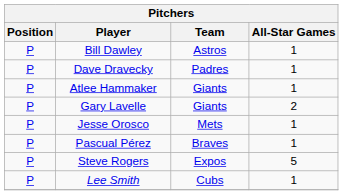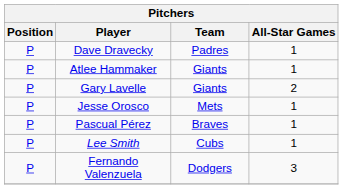- row: (113, 50)
- row: (113, 161)
+ row: (113, 168)
